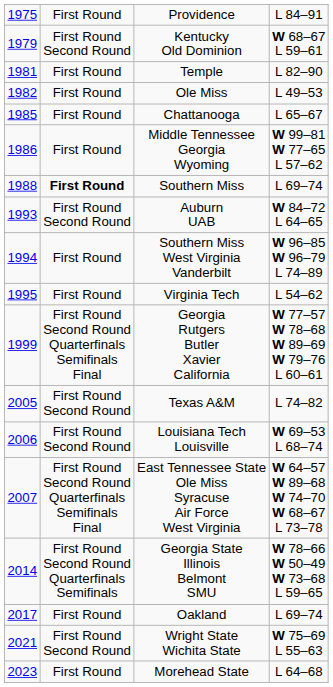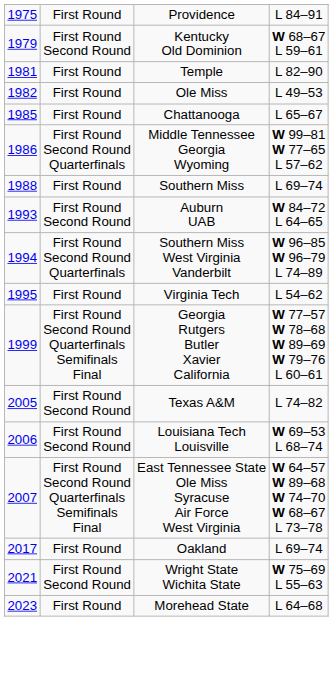(87, 150) First Round -> (87, 150) First Round Second Round Quarterfinals
(87, 186) bold -> (87, 186) normal
(87, 258) First Round -> (87, 258) First Round Second Round Quarterfinals
- row: (202, 571)
